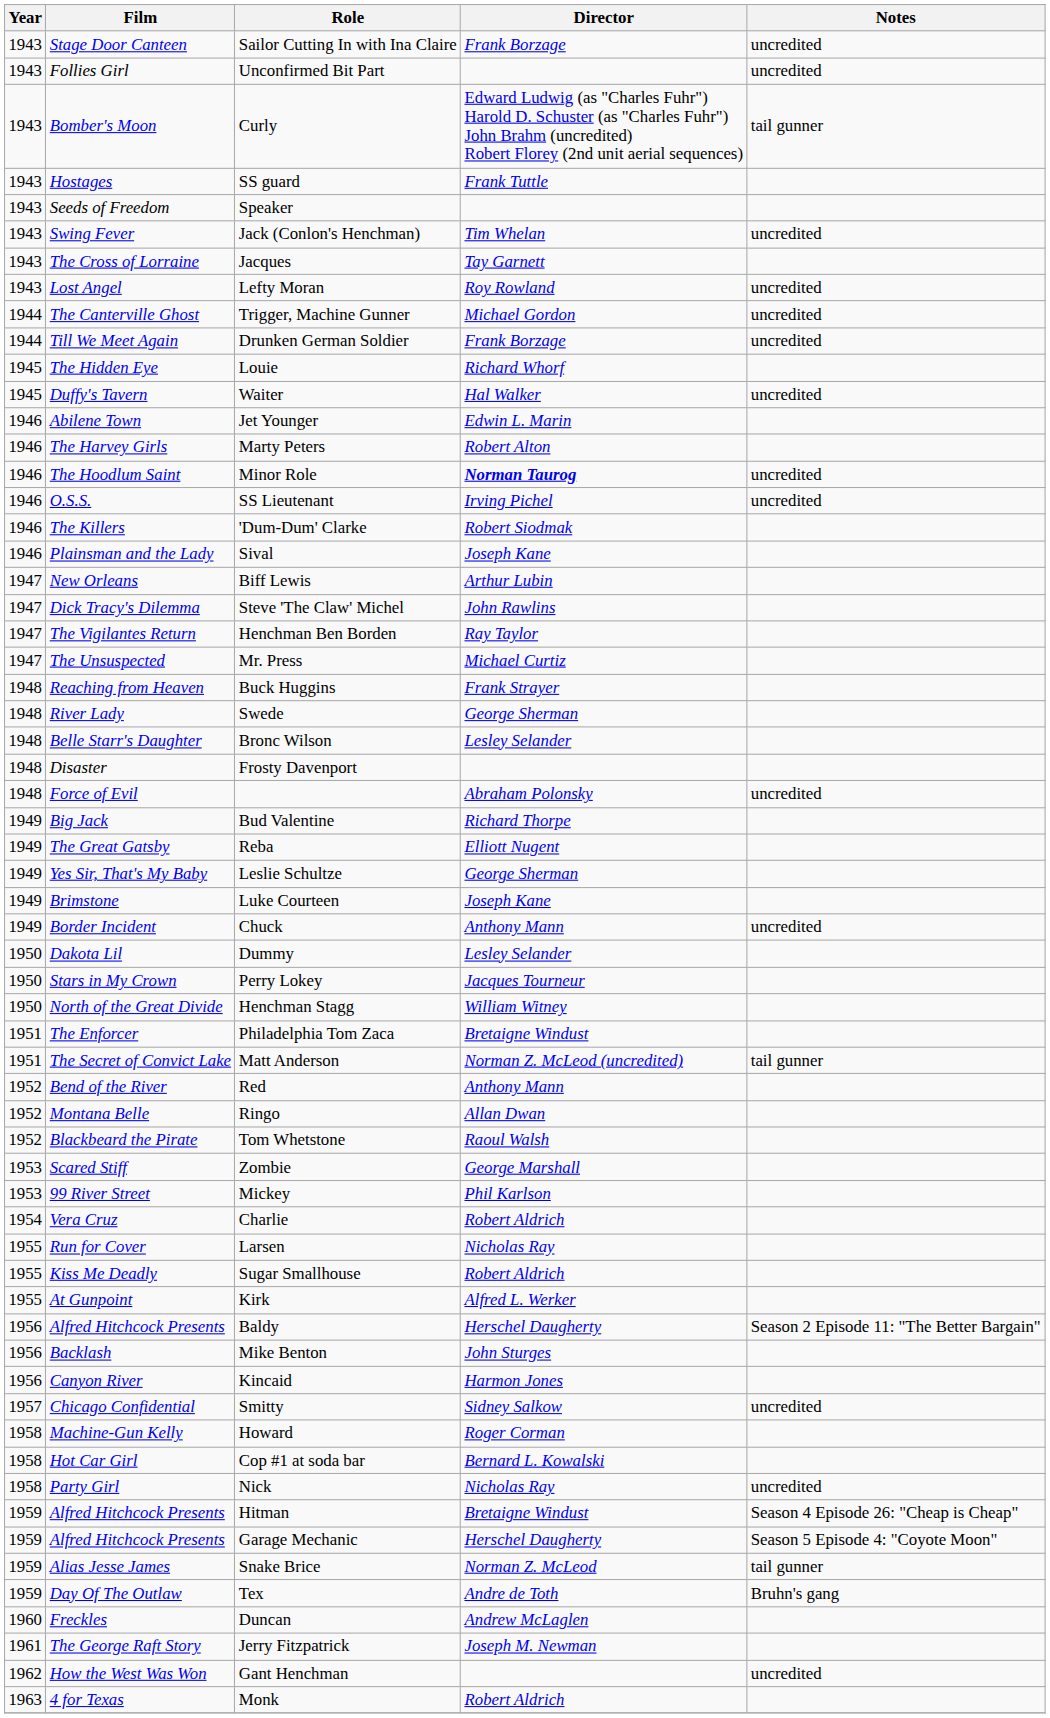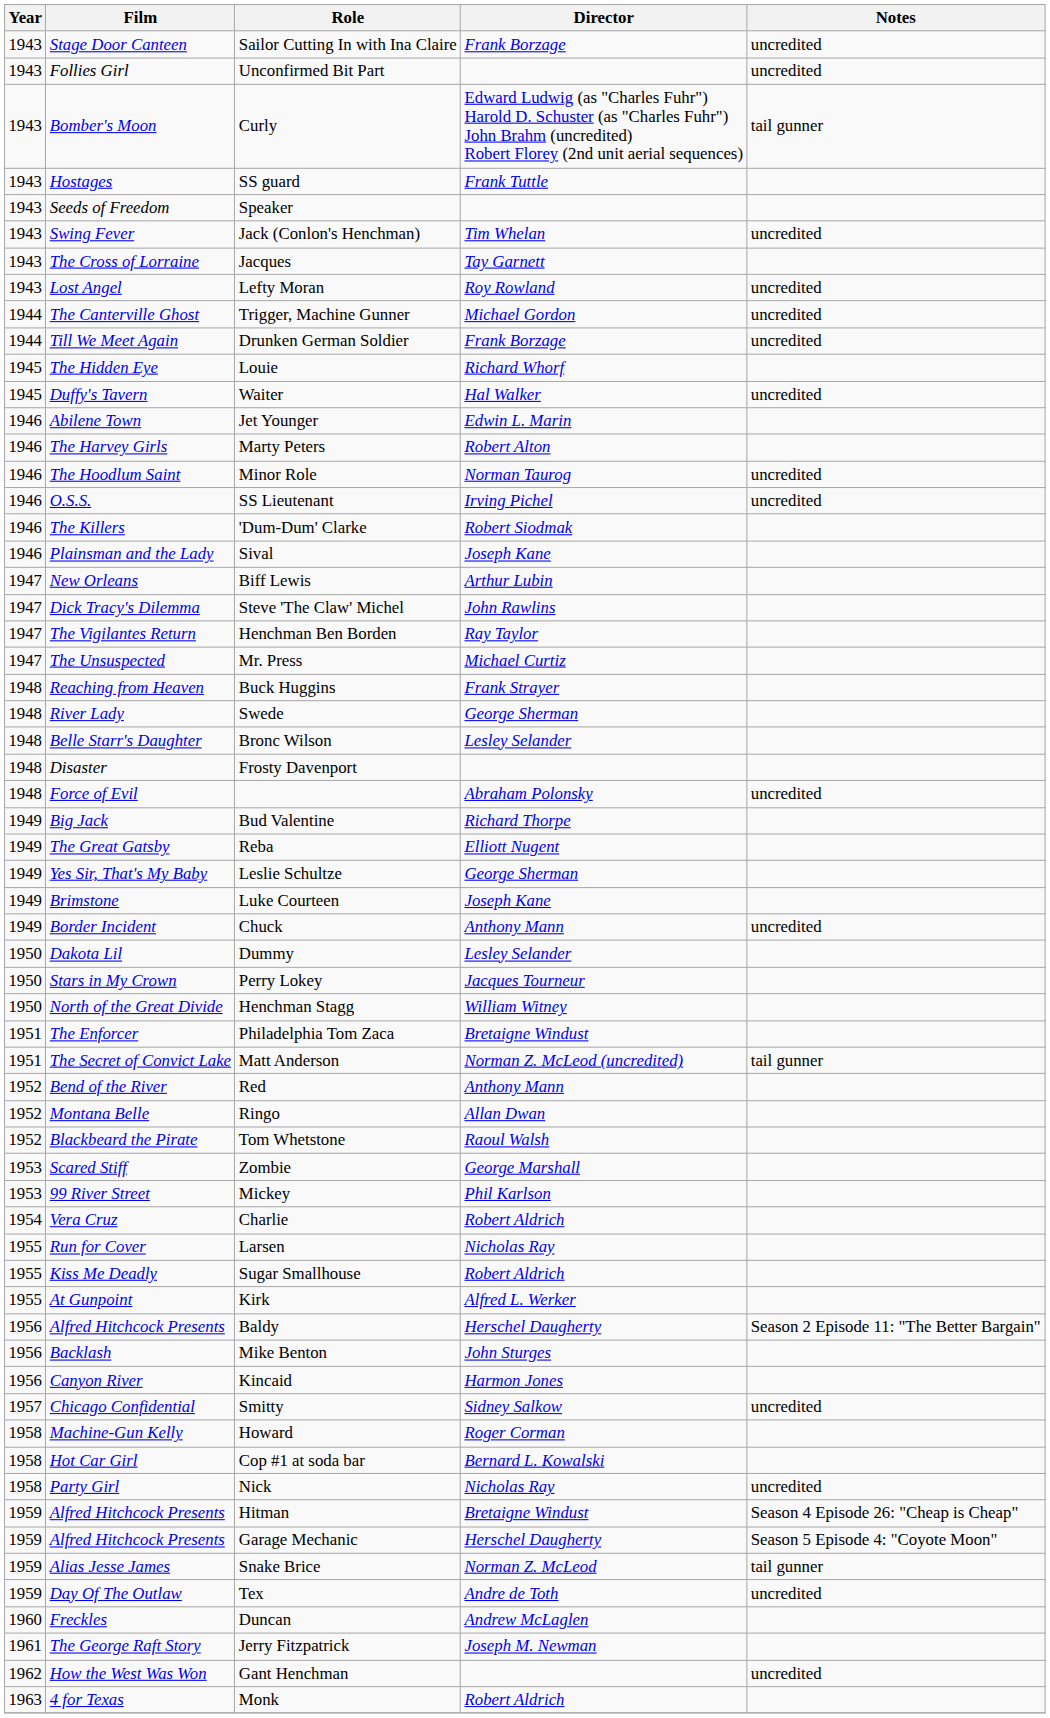(520, 474) bold -> (518, 474) normal
(795, 1593) Bruhn's gang -> (786, 1593) uncredited
